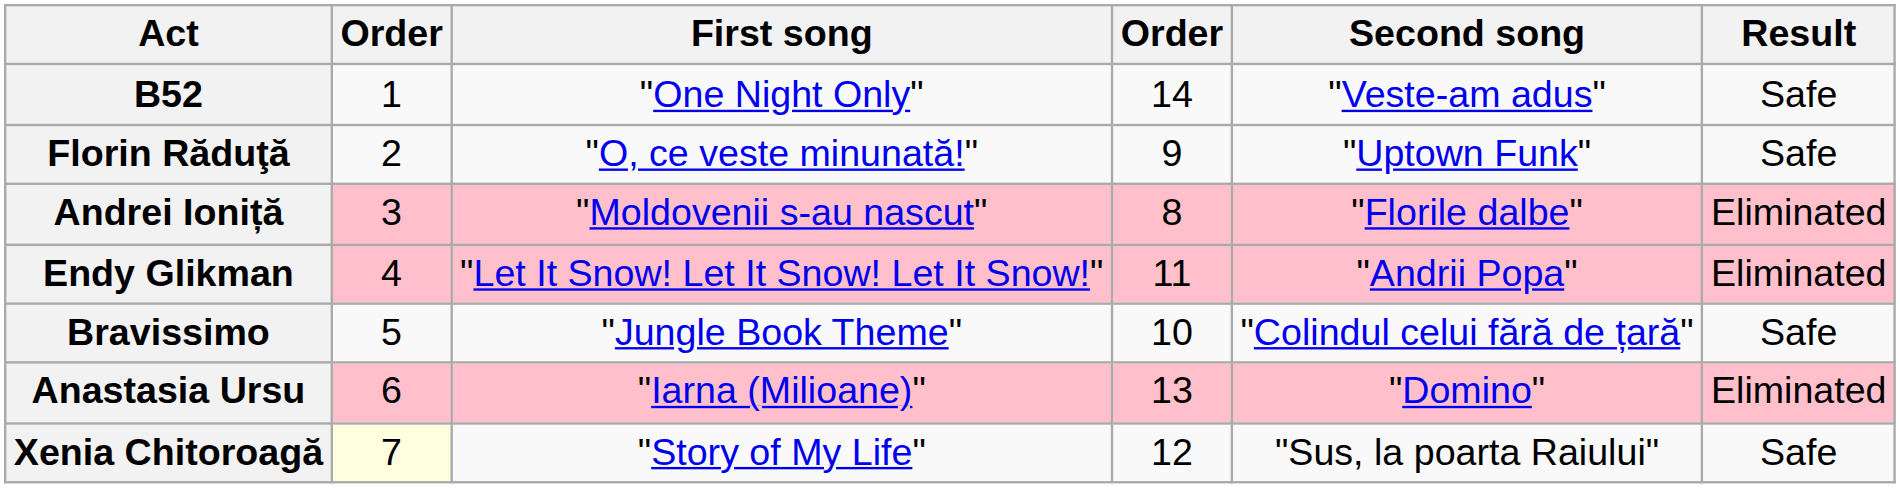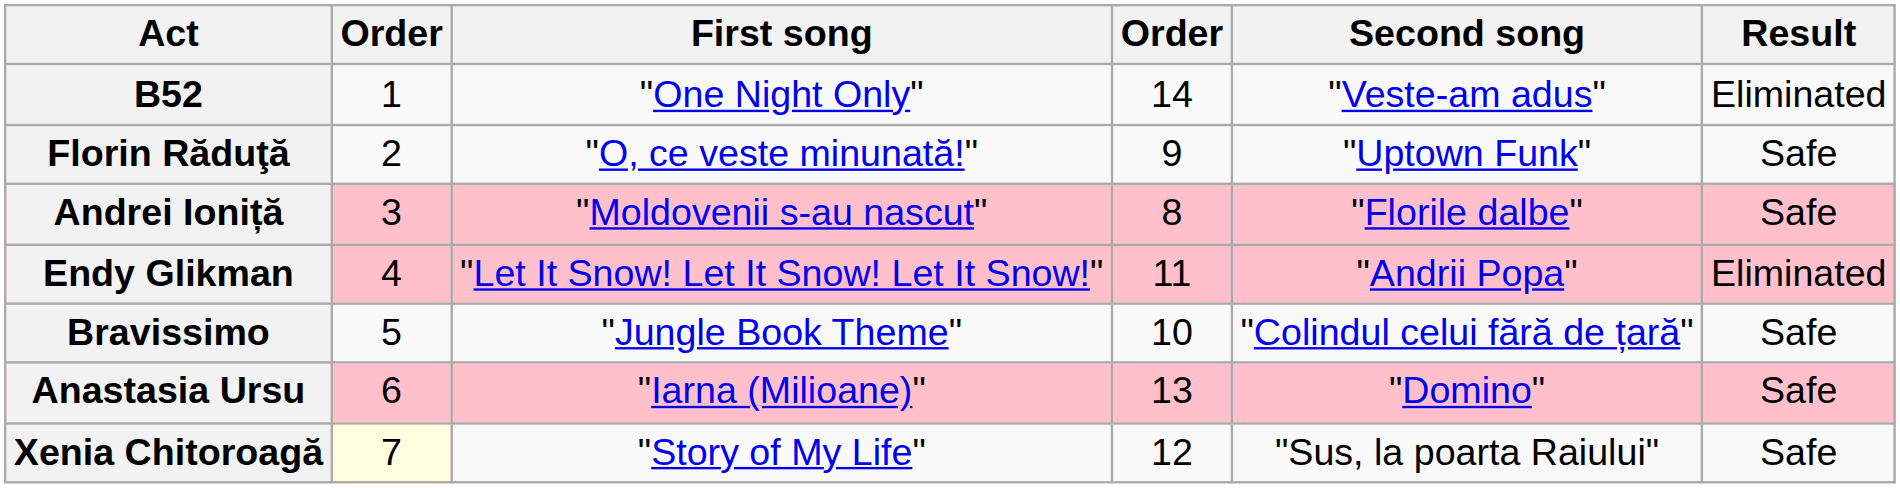(1799, 93) Safe -> (1799, 93) Eliminated
(1799, 213) Eliminated -> (1799, 213) Safe
(1799, 392) Eliminated -> (1799, 392) Safe
